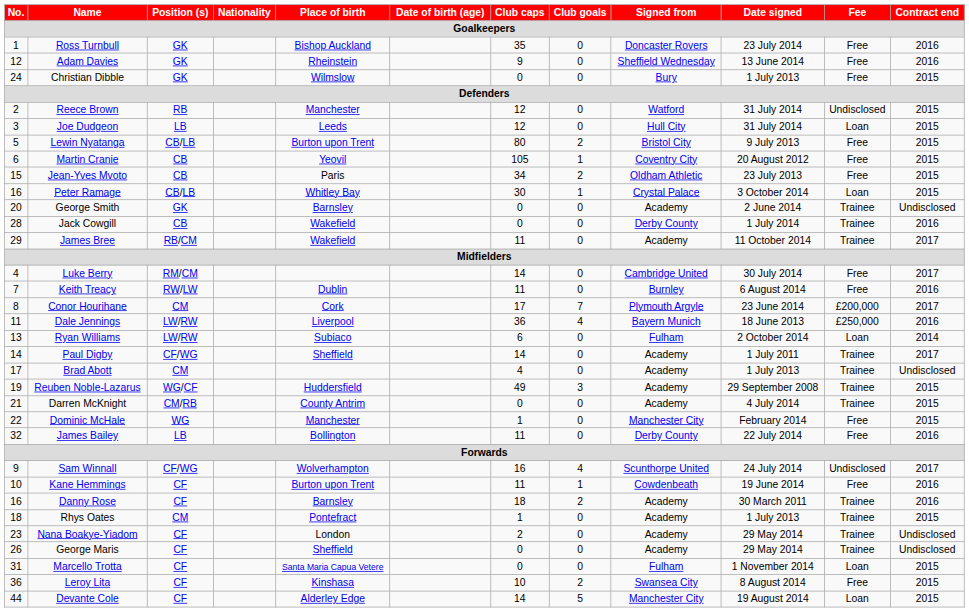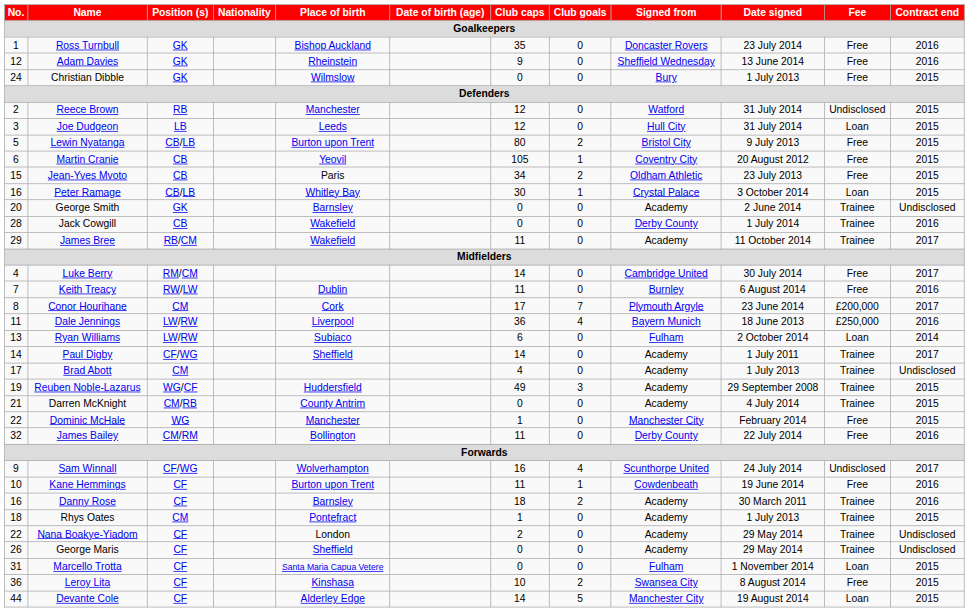(180, 436) LB -> (180, 436) CM/RM
(16, 533) 23 -> (16, 533) 22
